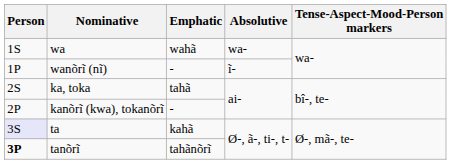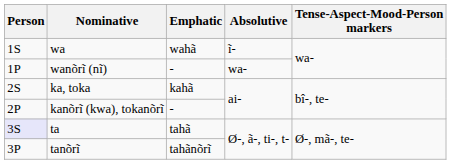(238, 48) wa- -> (232, 48) ĩ-
(232, 68) ĩ- -> (238, 68) wa-
(180, 88) tahã -> (181, 88) kahã
(181, 128) kahã -> (180, 128) tahã
(14, 149) bold -> (14, 149) normal
